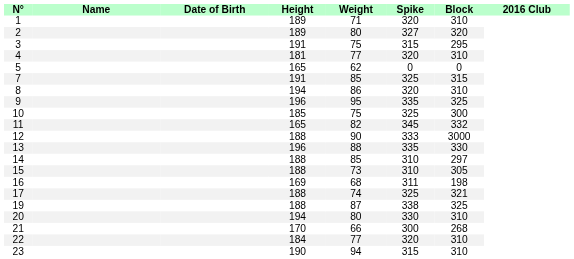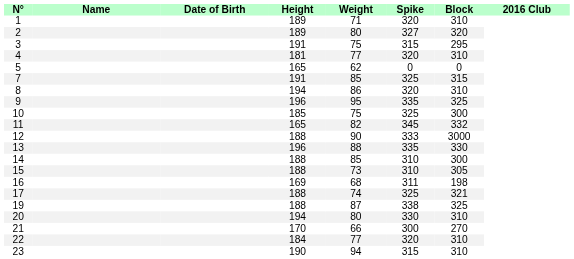(459, 159) 297 -> (459, 159) 300
(459, 228) 268 -> (459, 228) 270
